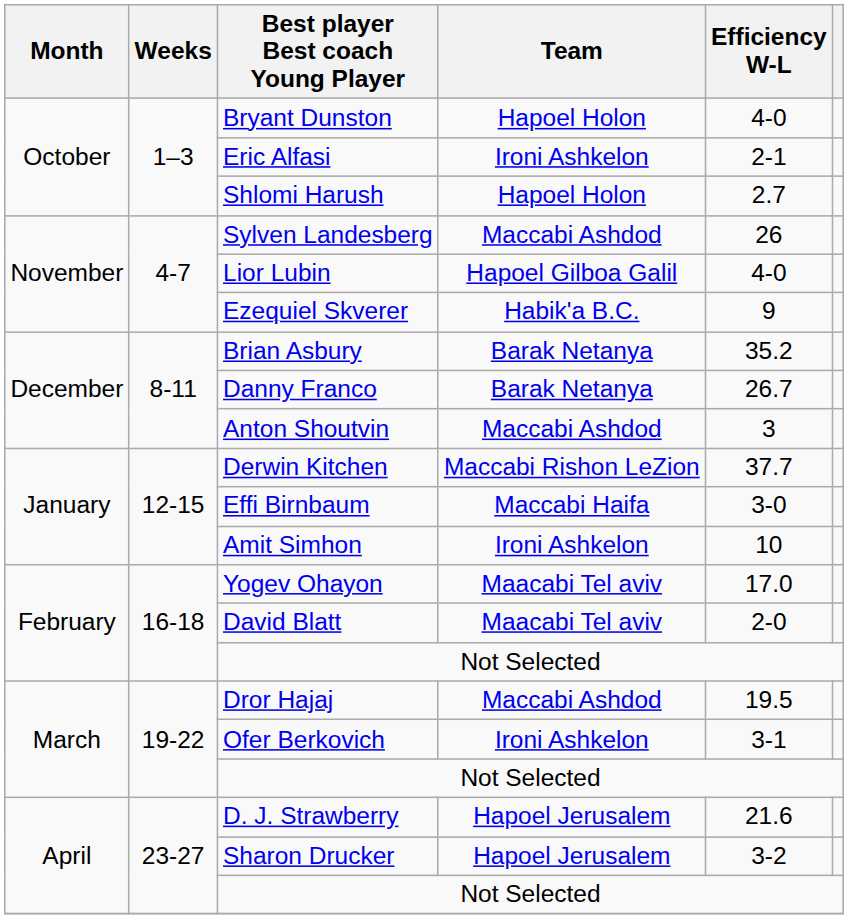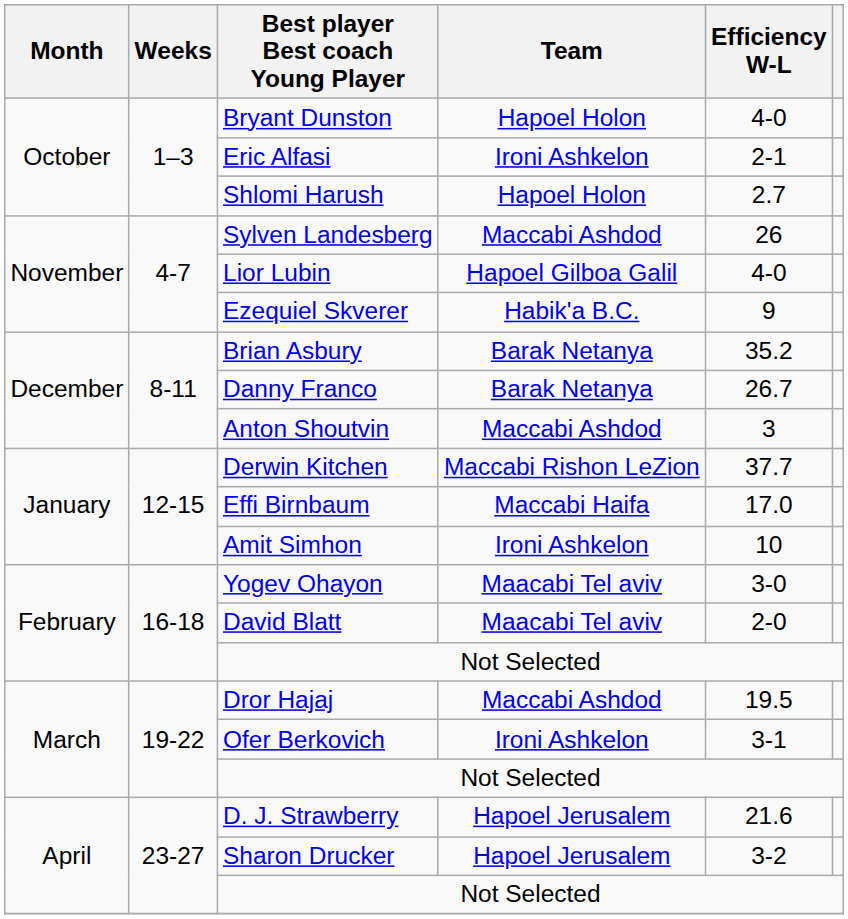(769, 506) 3-0 -> (769, 506) 17.0
(769, 583) 17.0 -> (769, 583) 3-0
